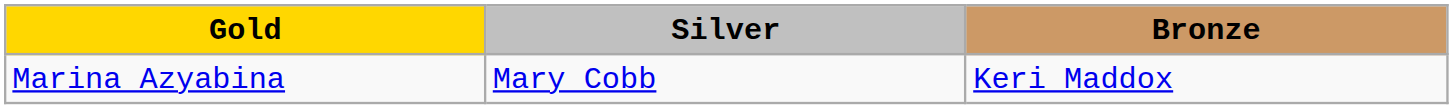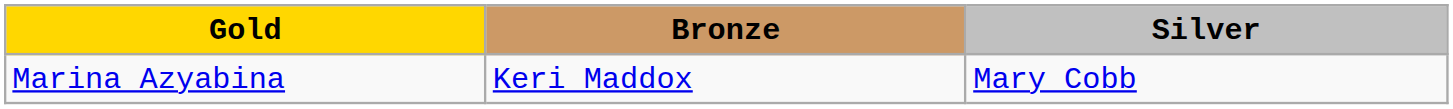columns swapped: (726, 30) <-> (1206, 30)
